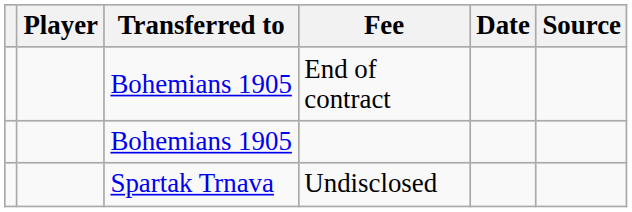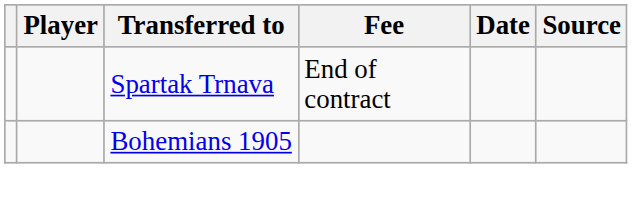(201, 83) Bohemians 1905 -> (192, 83) Spartak Trnava
- row: (371, 183)
